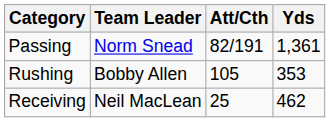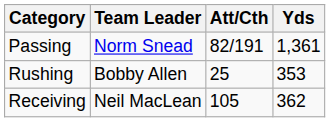(224, 74) 105 -> (220, 74) 25
(220, 102) 25 -> (224, 102) 105
(291, 102) 462 -> (291, 102) 362
